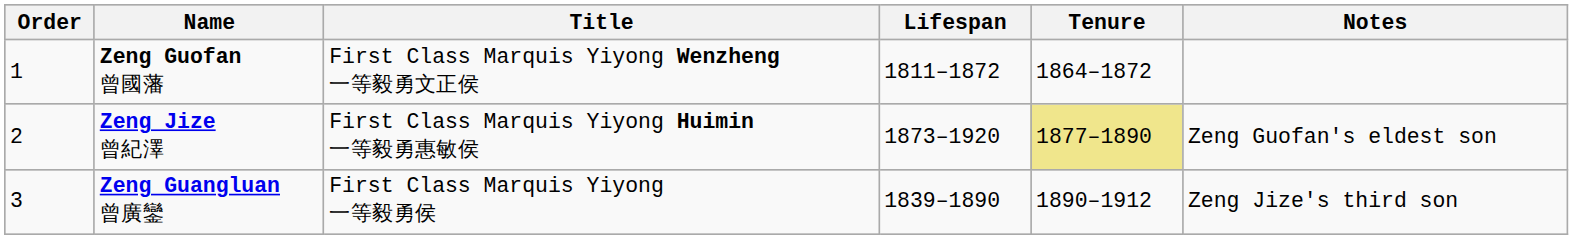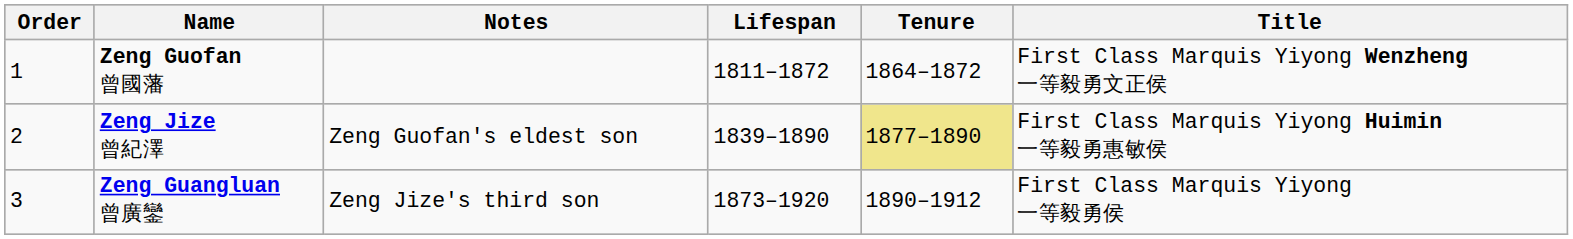columns swapped: (602, 22) <-> (1375, 22)
(942, 137) 1873–1920 -> (772, 137) 1839–1890
(942, 201) 1839–1890 -> (772, 201) 1873–1920
